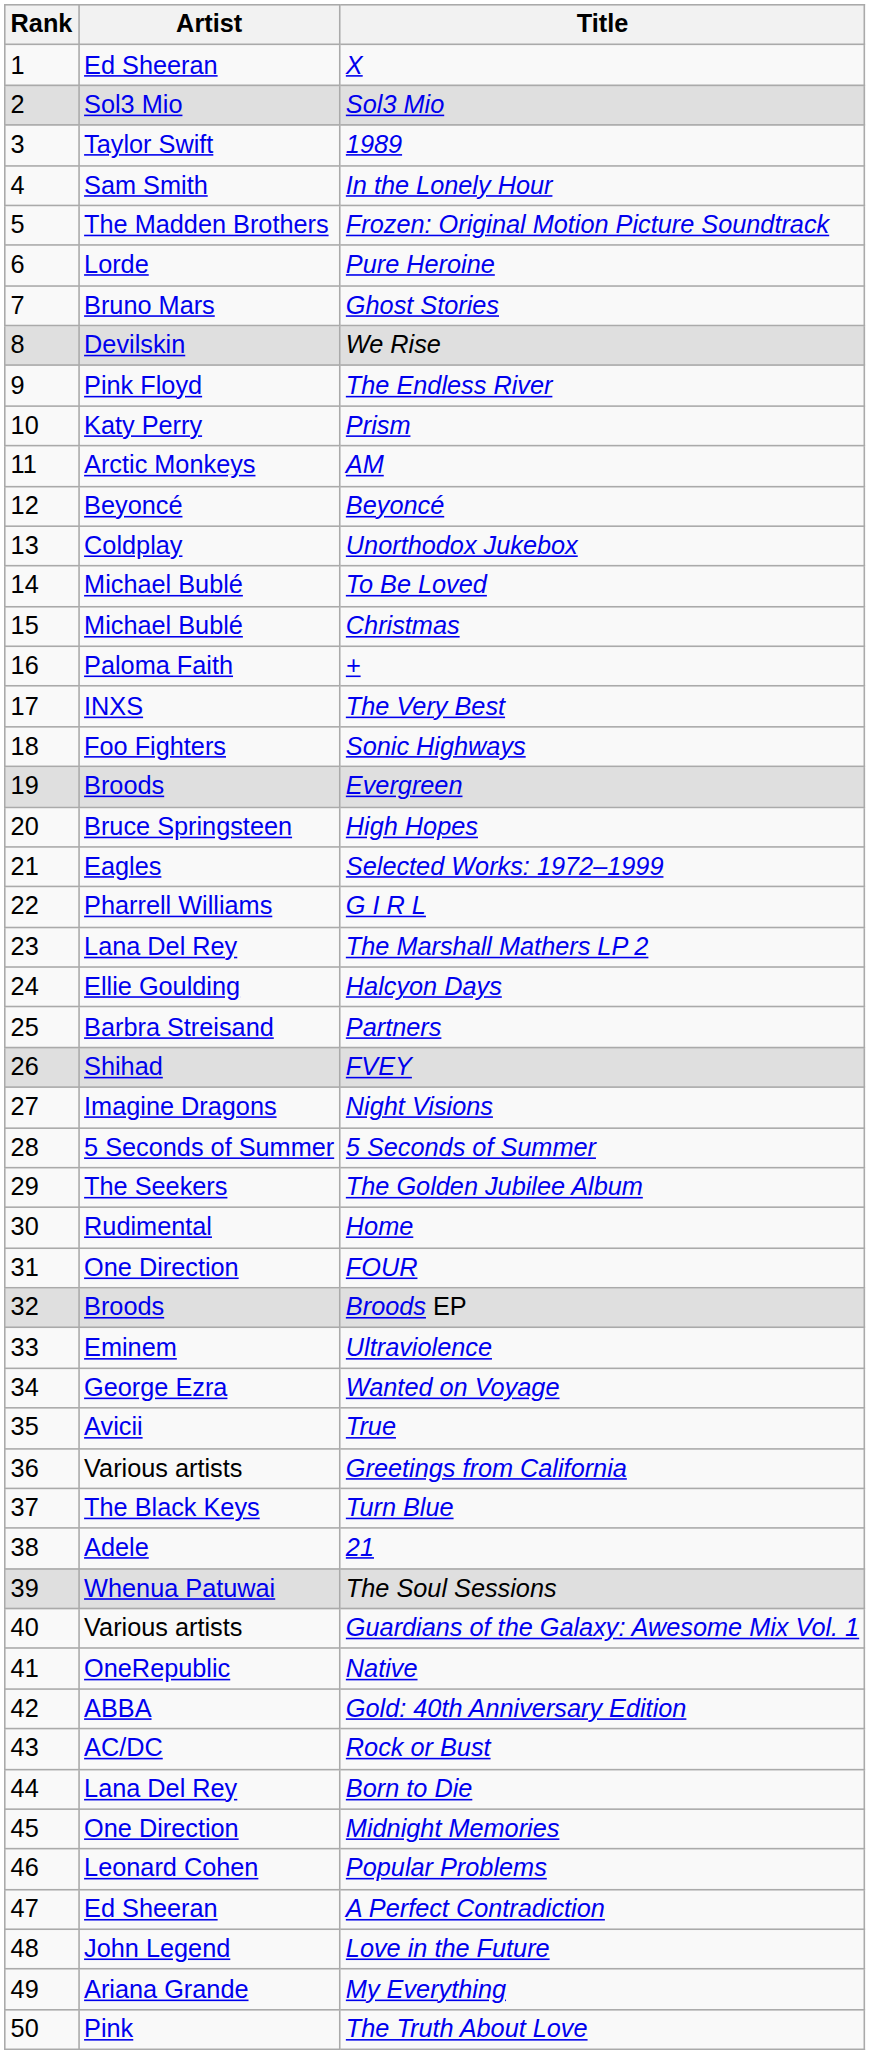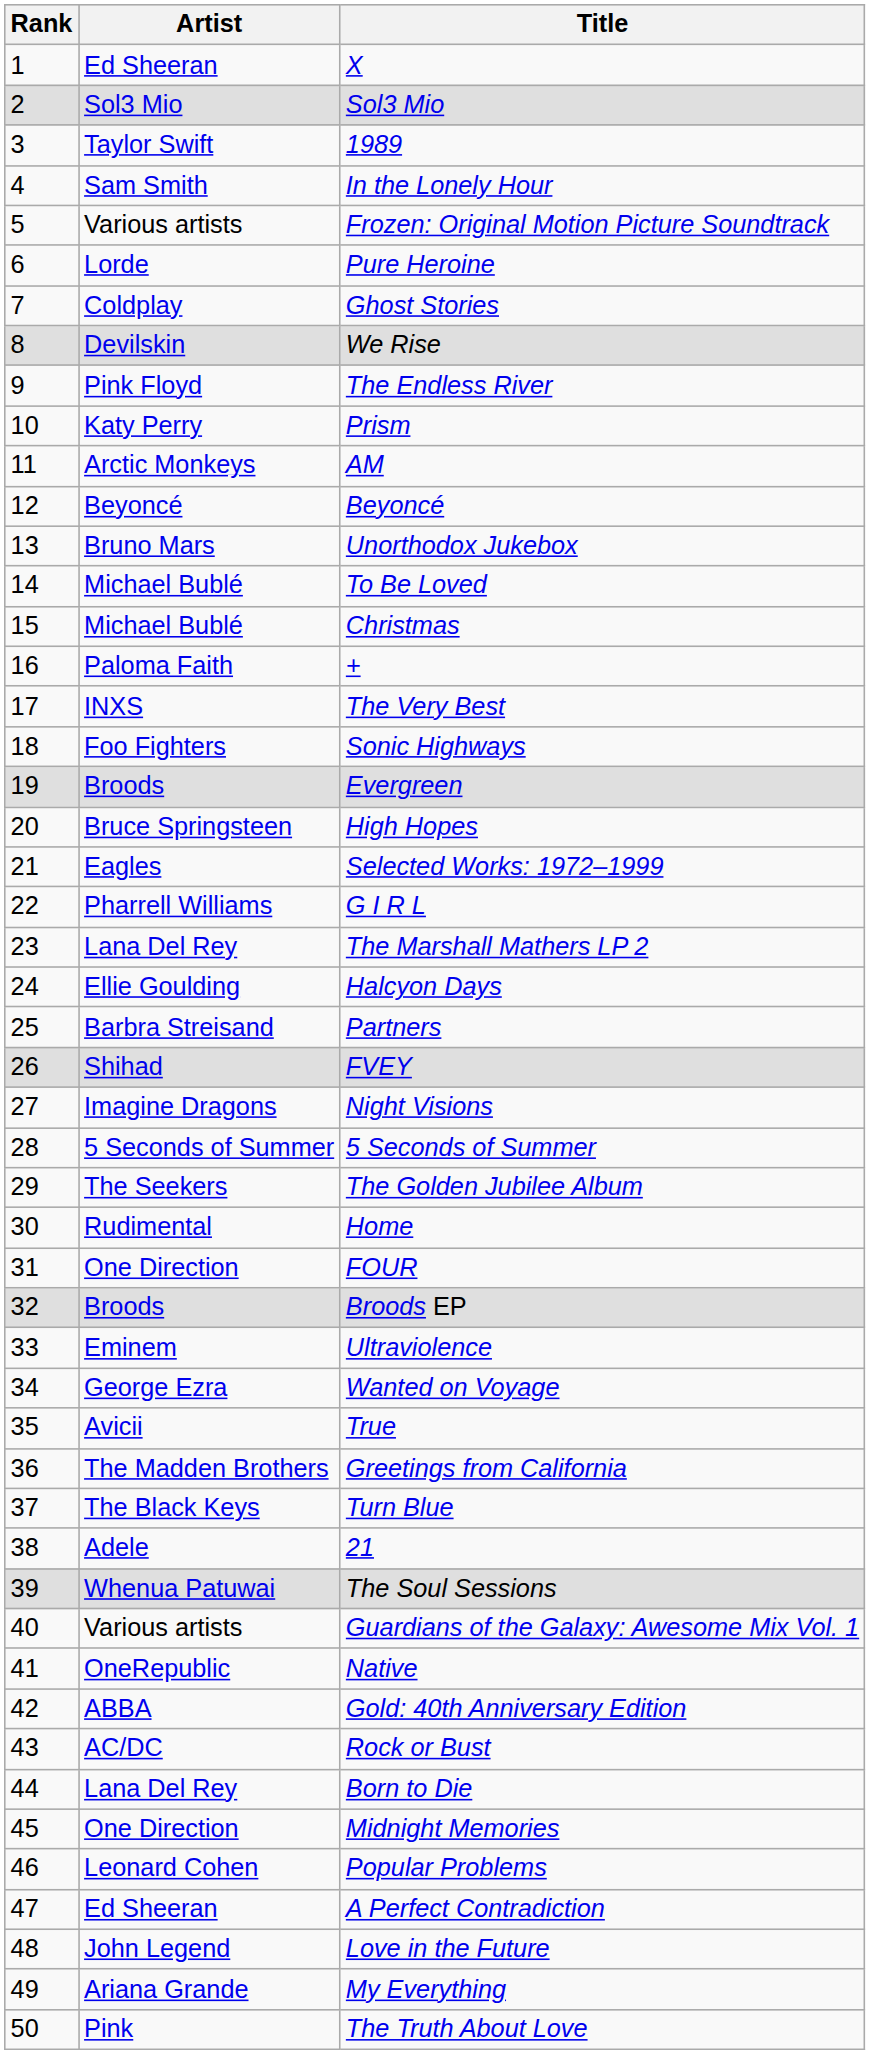(206, 225) The Madden Brothers -> (163, 225) Various artists
(149, 305) Bruno Mars -> (133, 305) Coldplay
(133, 545) Coldplay -> (149, 545) Bruno Mars
(163, 1467) Various artists -> (206, 1467) The Madden Brothers
